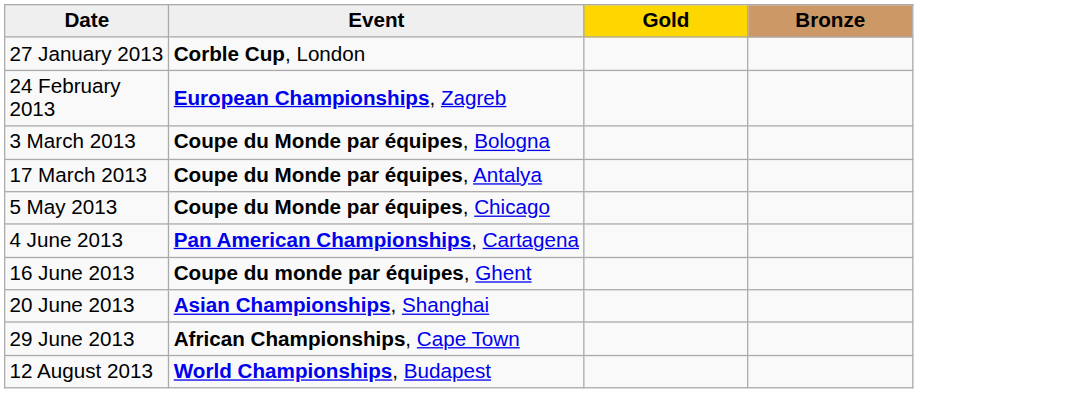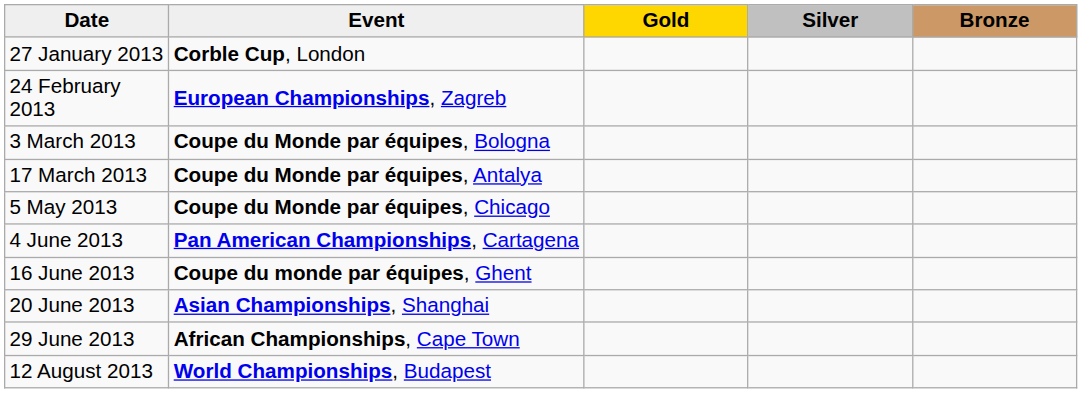+ column: (830, 20)
